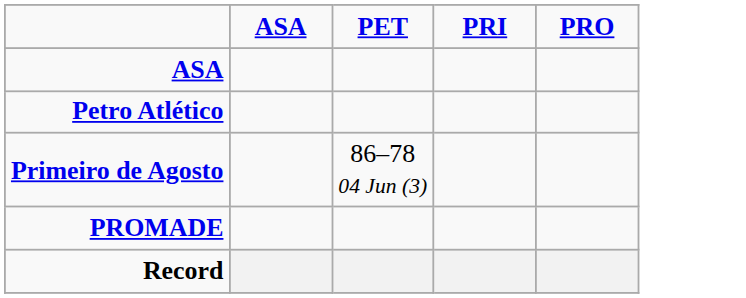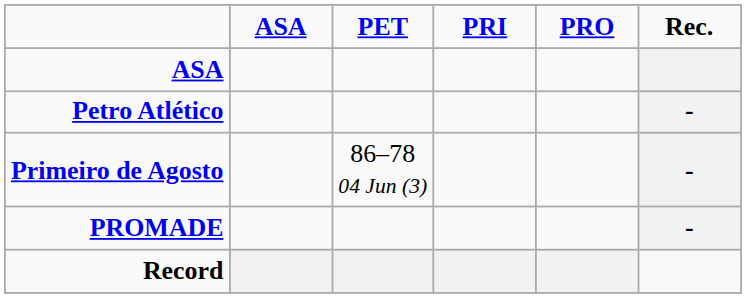+ column: (689, 26)
